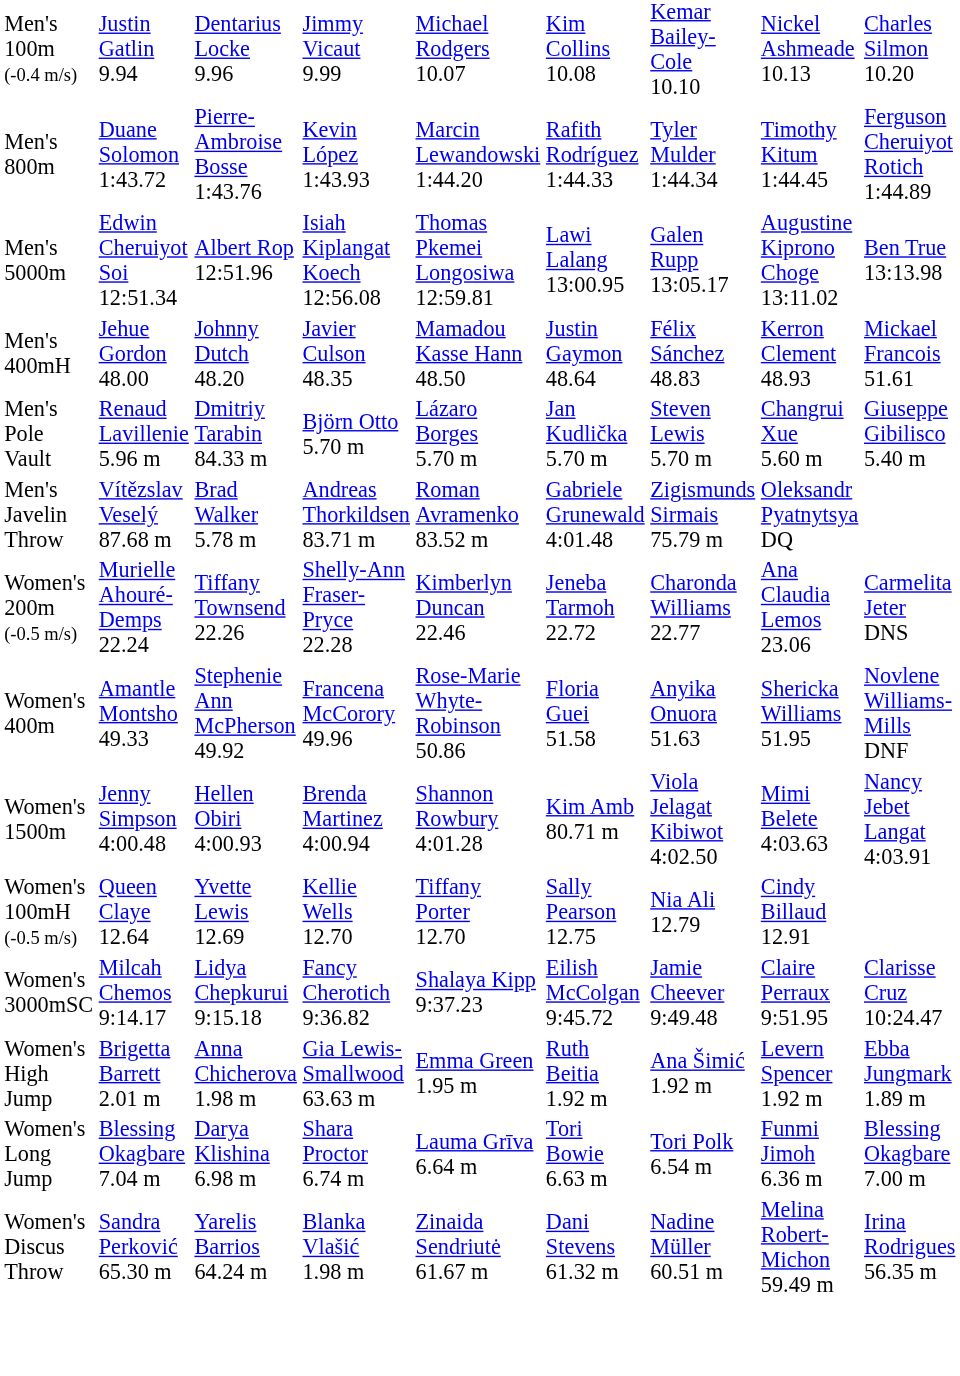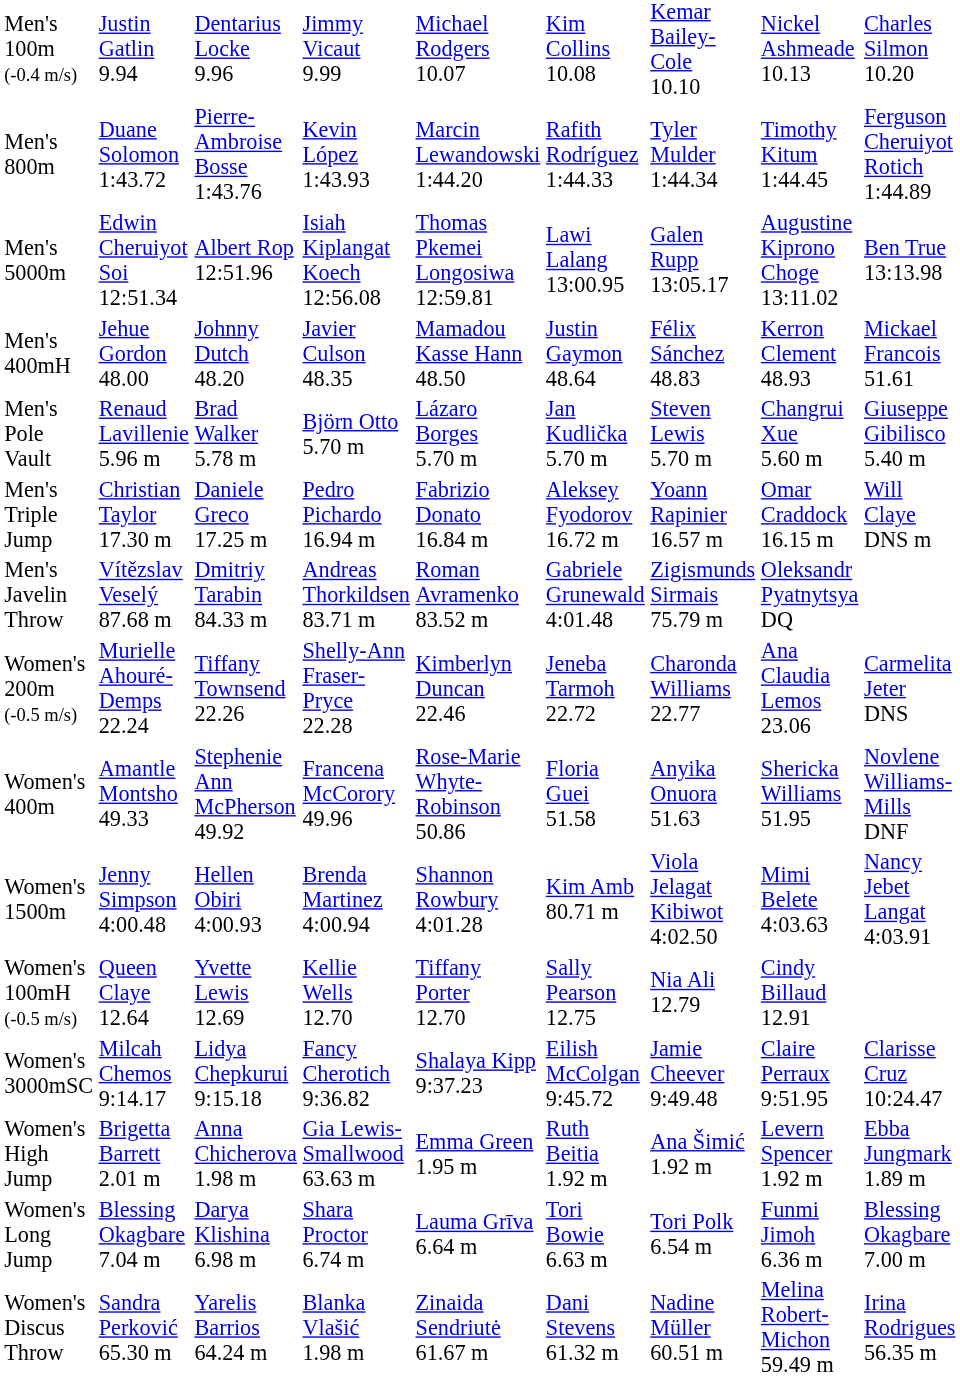(231, 434) Dmitriy Tarabin 84.33 m -> (226, 434) Brad Walker 5.78 m
+ row: (31, 514)
(226, 514) Brad Walker 5.78 m -> (231, 595) Dmitriy Tarabin 84.33 m
